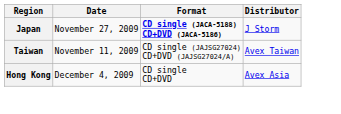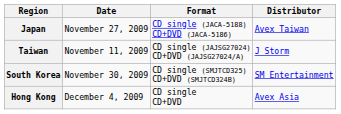(190, 29) bold -> (199, 29) normal
(262, 29) J Storm -> (282, 29) Avex Taiwan
(272, 52) Avex Taiwan -> (272, 52) J Storm
+ row: (33, 75)
